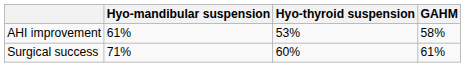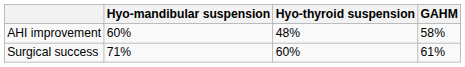(119, 33) 61% -> (119, 33) 60%
(288, 33) 53% -> (288, 33) 48%
